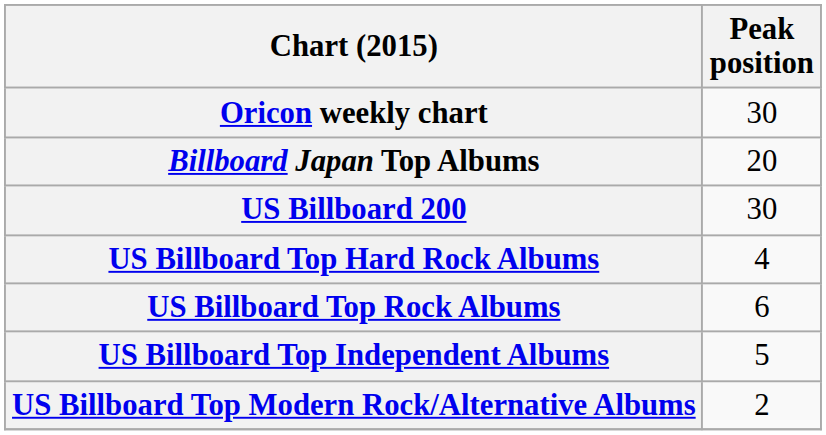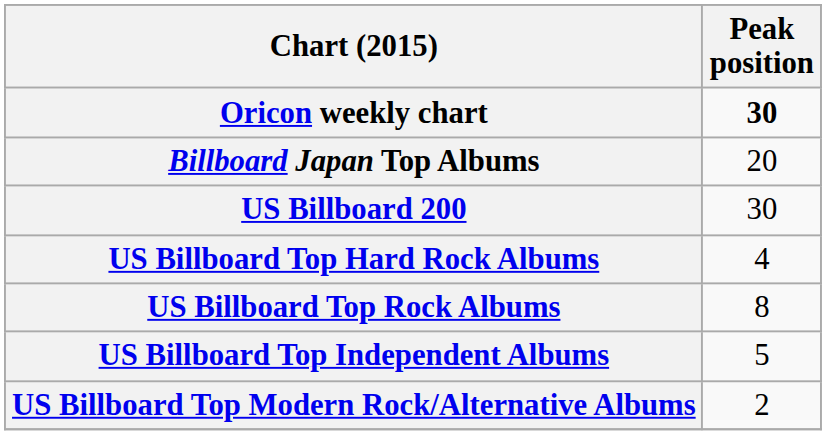(762, 112) normal -> (762, 112) bold
(762, 307) 6 -> (762, 307) 8
